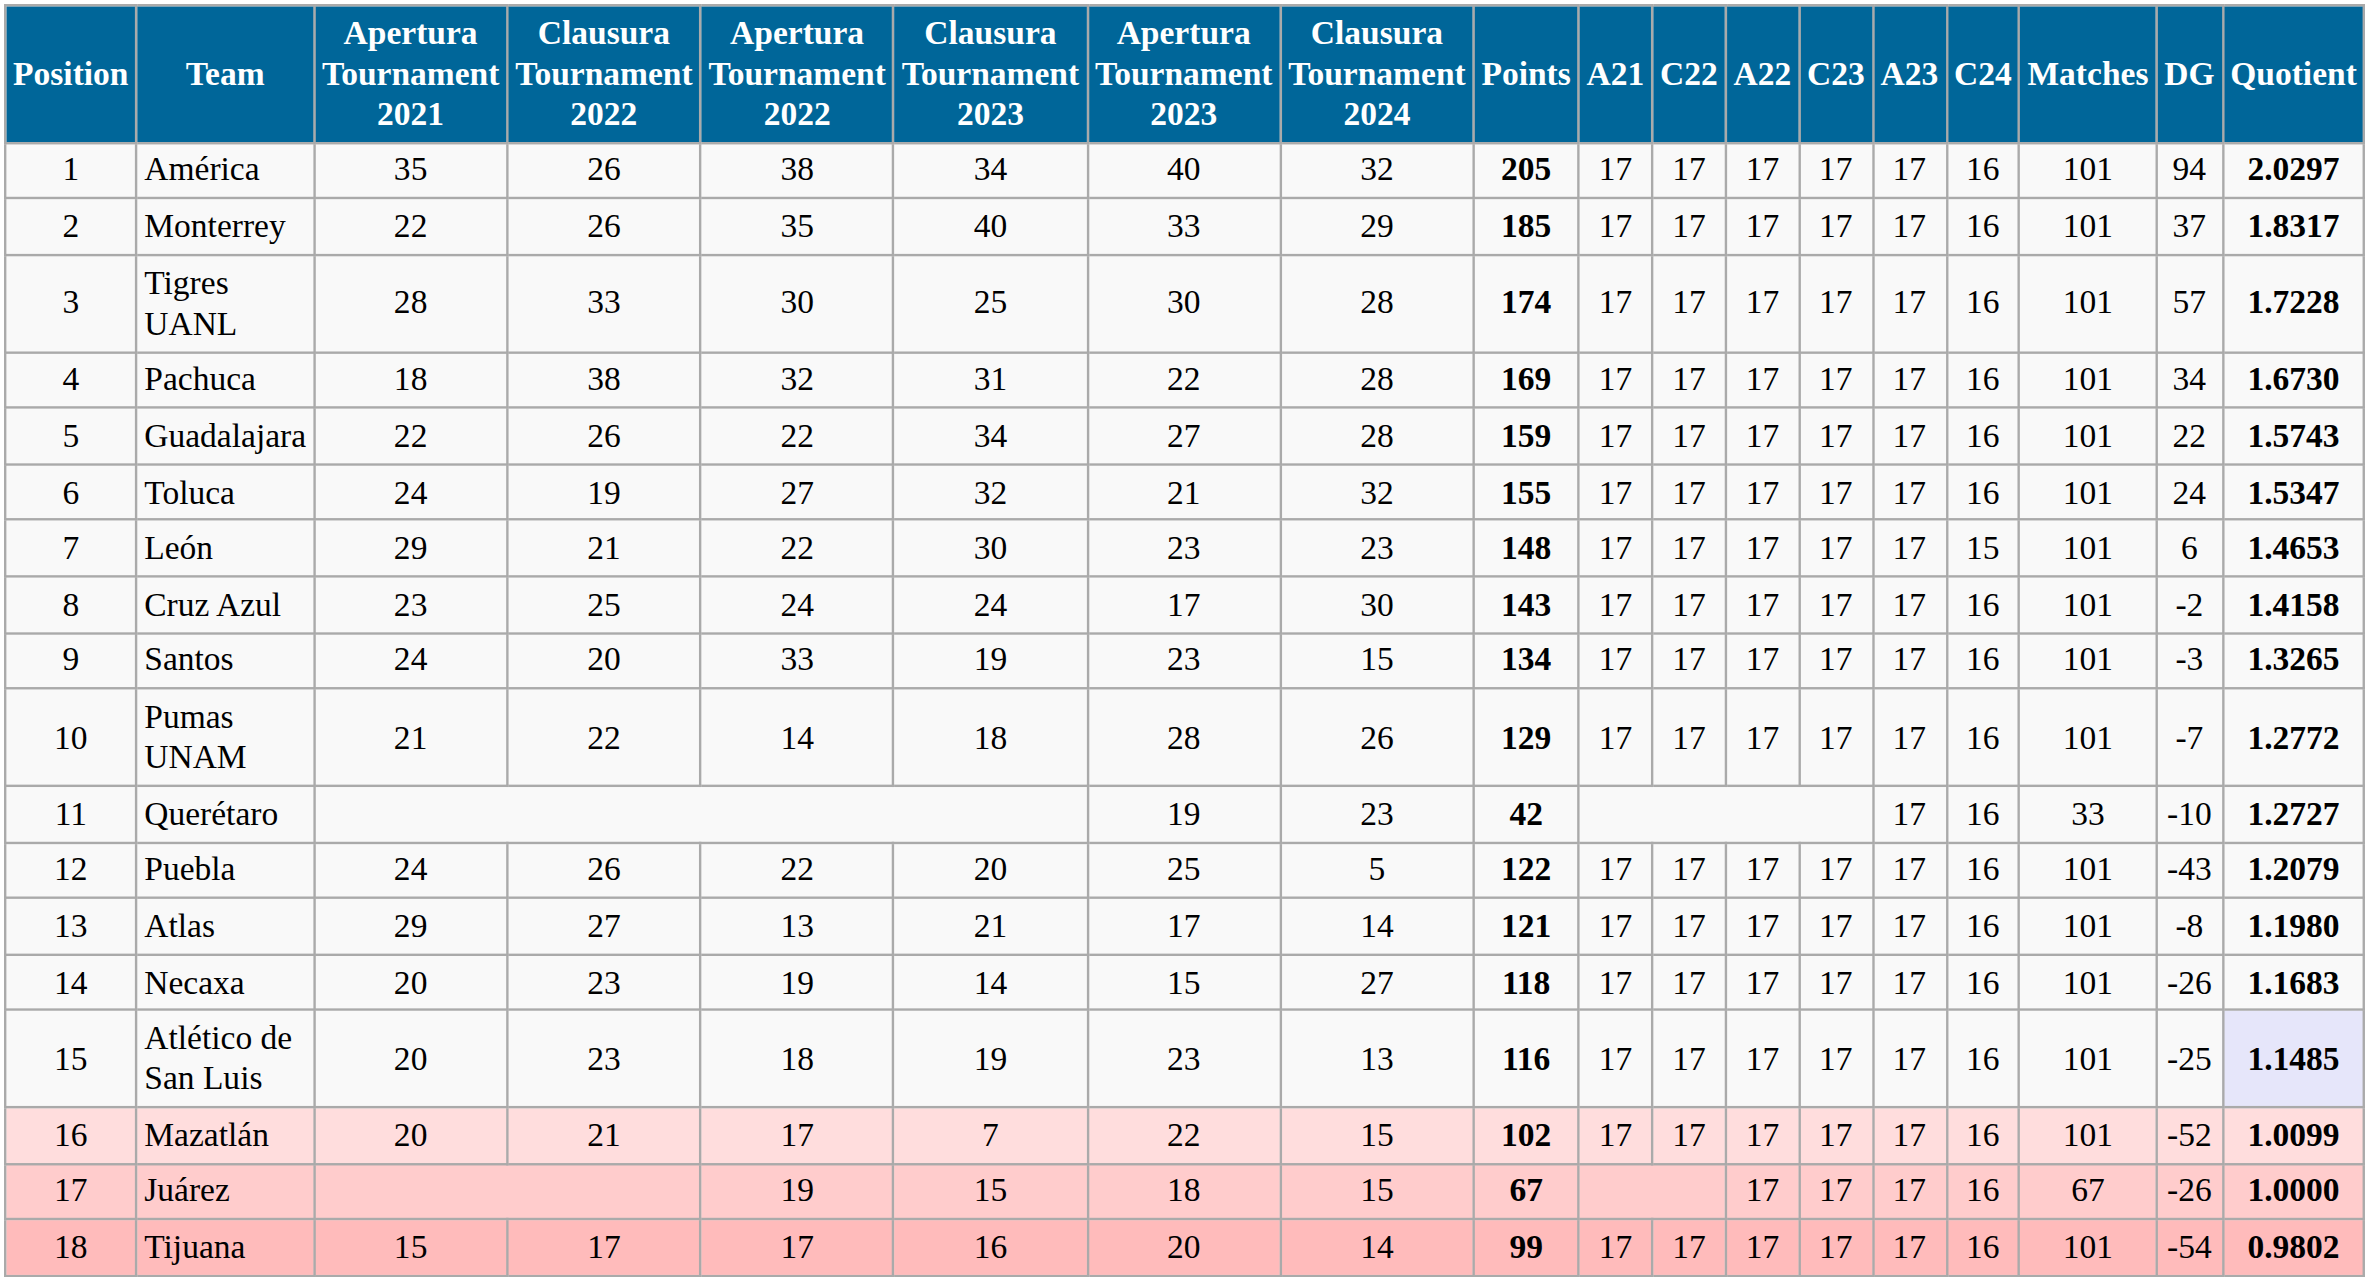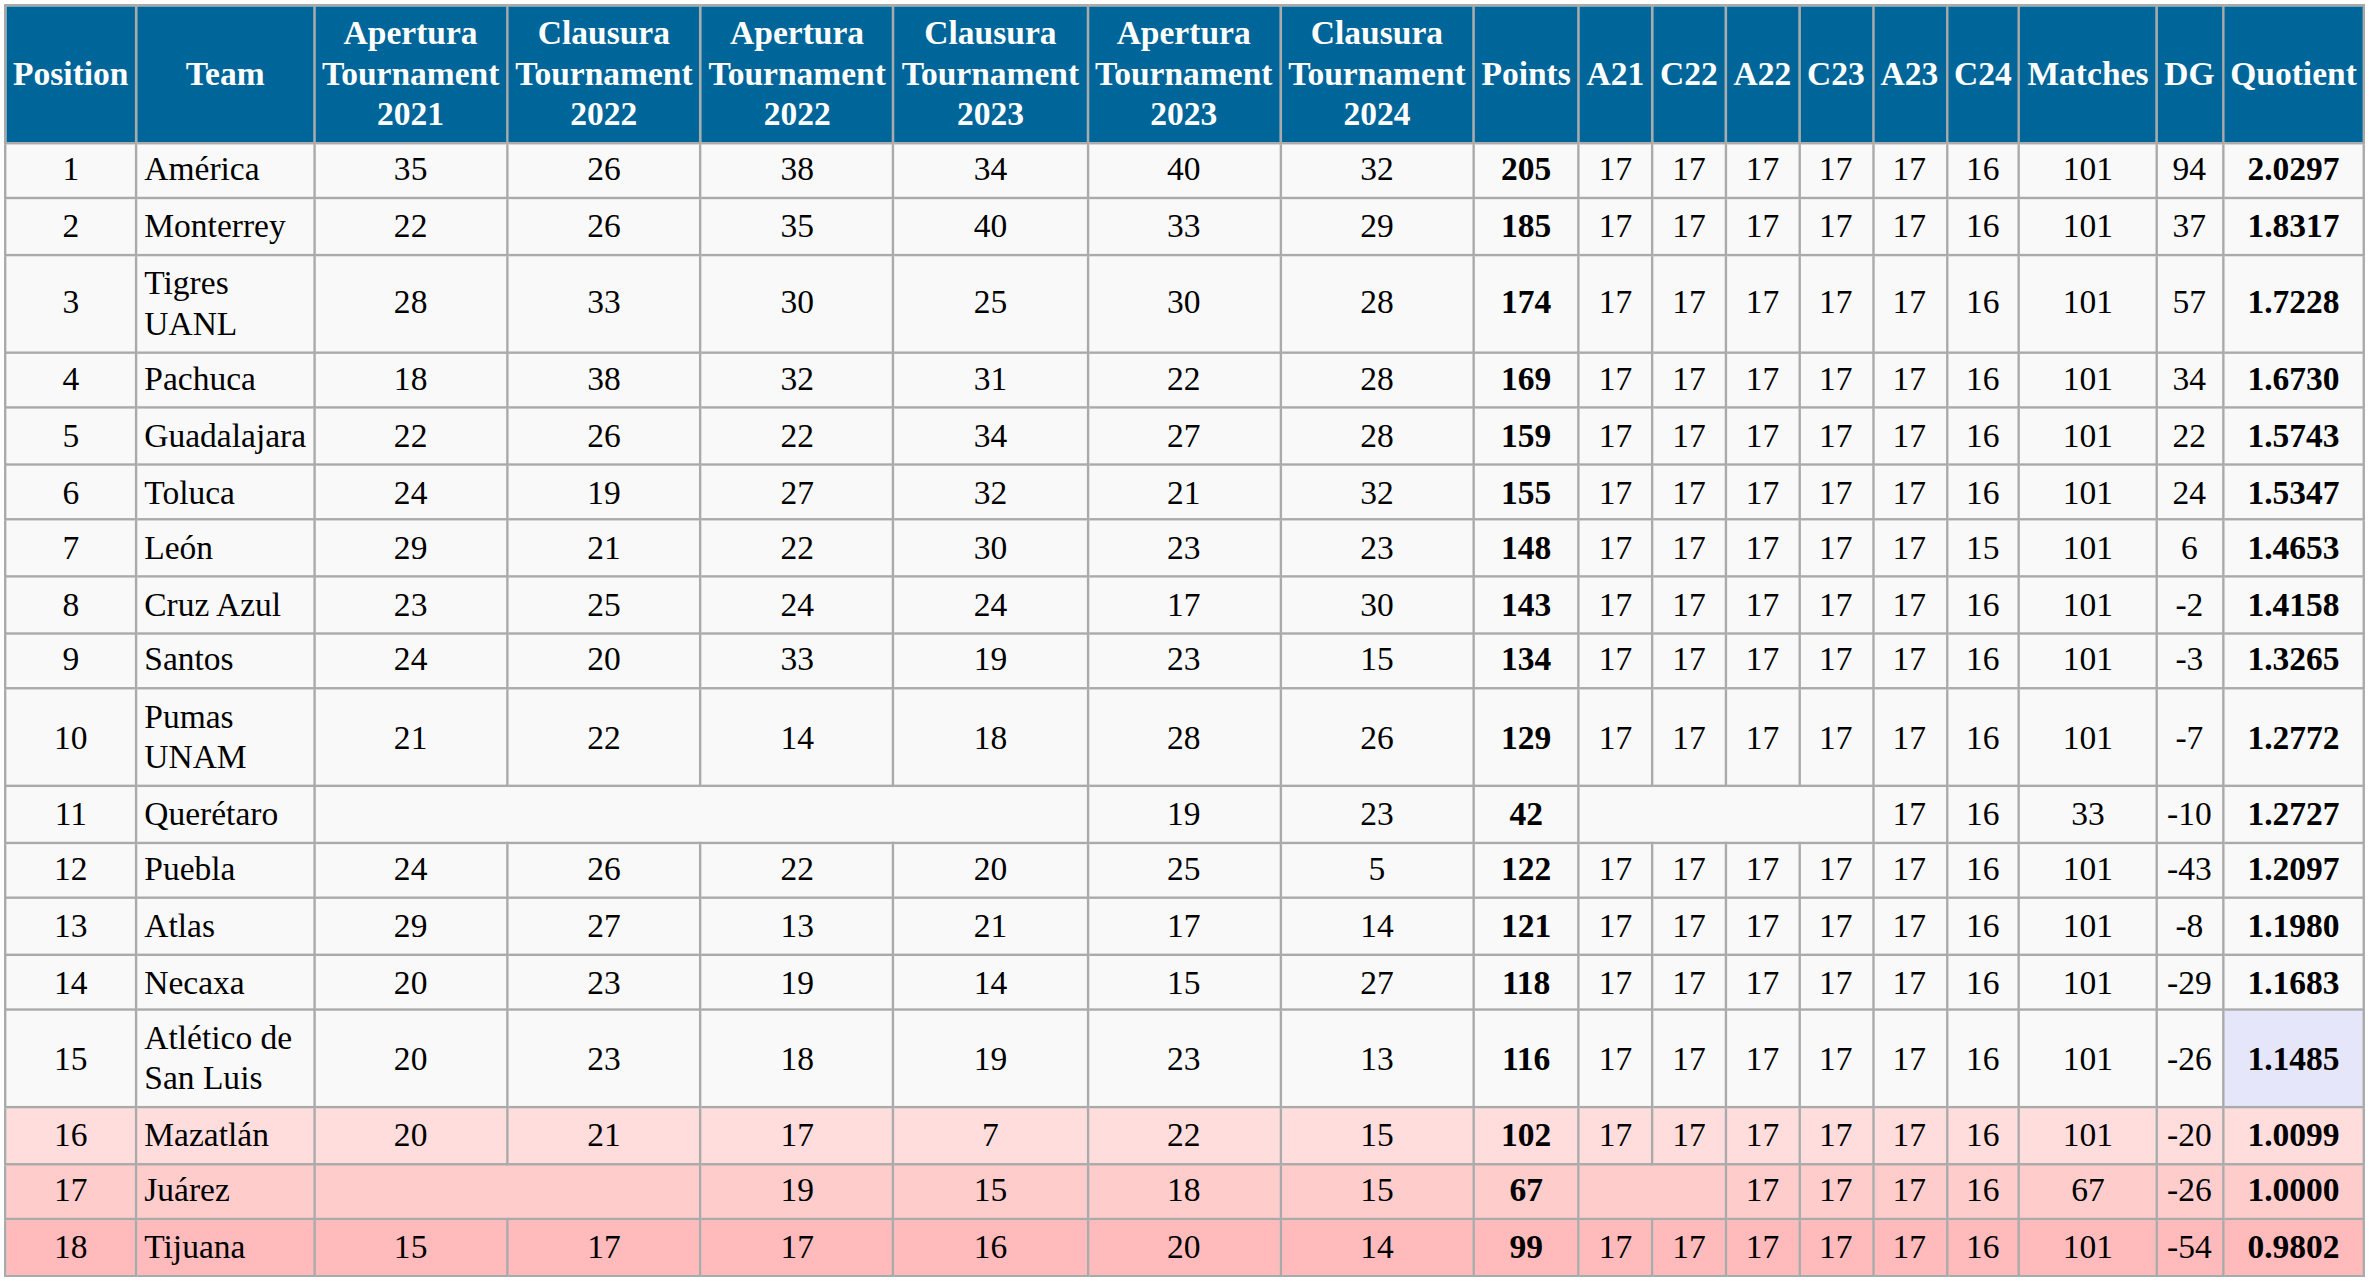(2294, 869) 1.2079 -> (2294, 869) 1.2097
(2189, 981) -26 -> (2189, 981) -29
(2189, 1058) -25 -> (2189, 1058) -26
(2189, 1134) -52 -> (2189, 1134) -20
